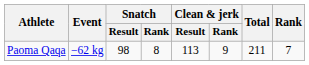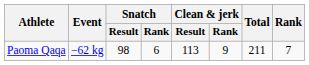(156, 51) 8 -> (156, 51) 6
